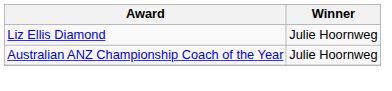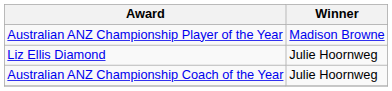+ row: (145, 34)
